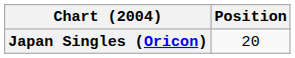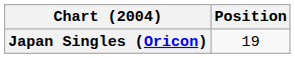(251, 41) 20 -> (251, 41) 19
